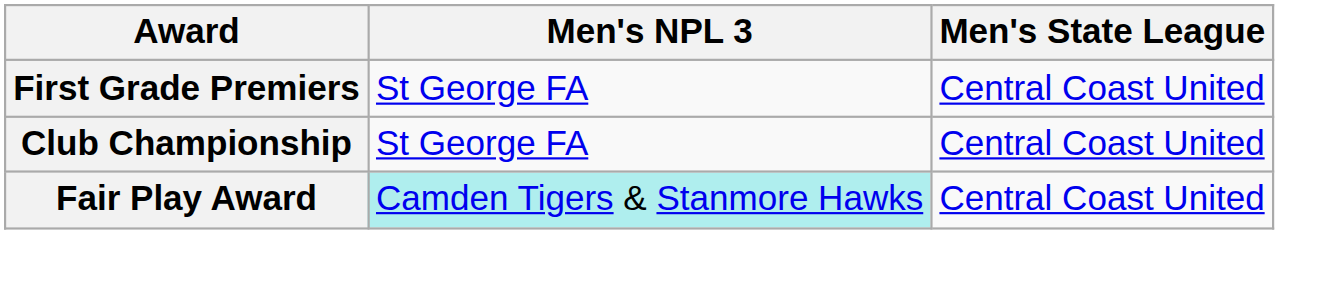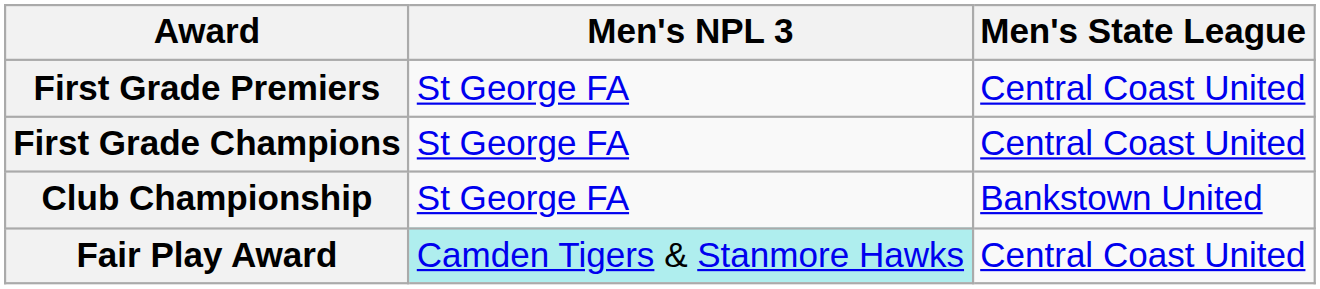+ row: (207, 143)
(1102, 143) Central Coast United -> (1121, 198) Bankstown United
